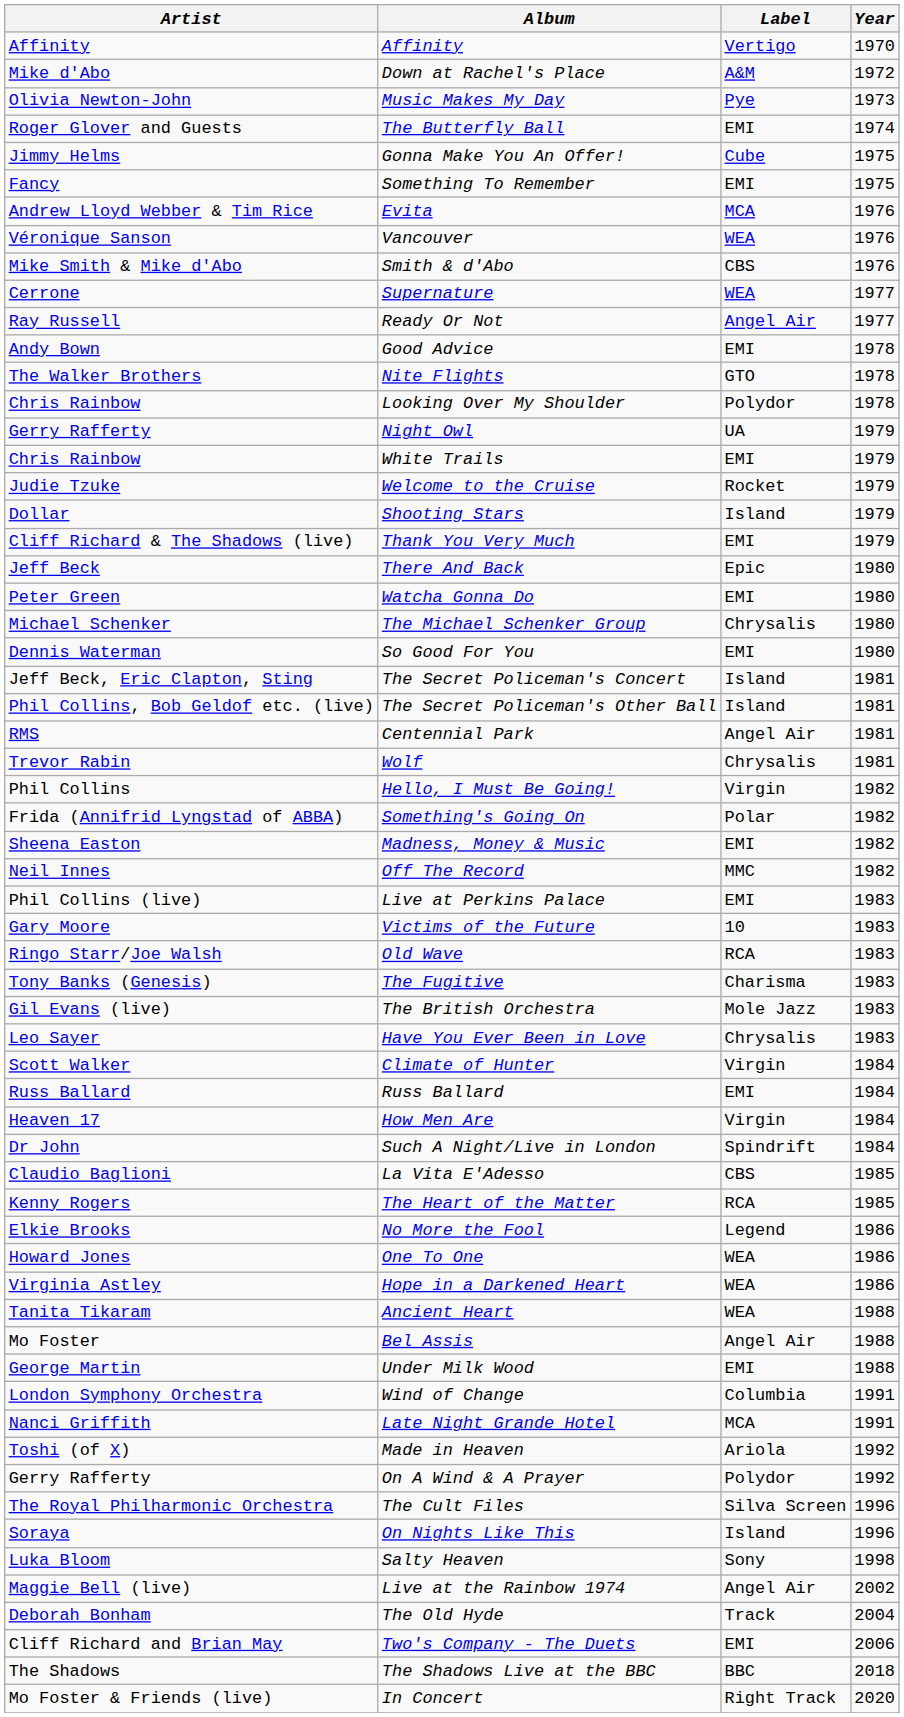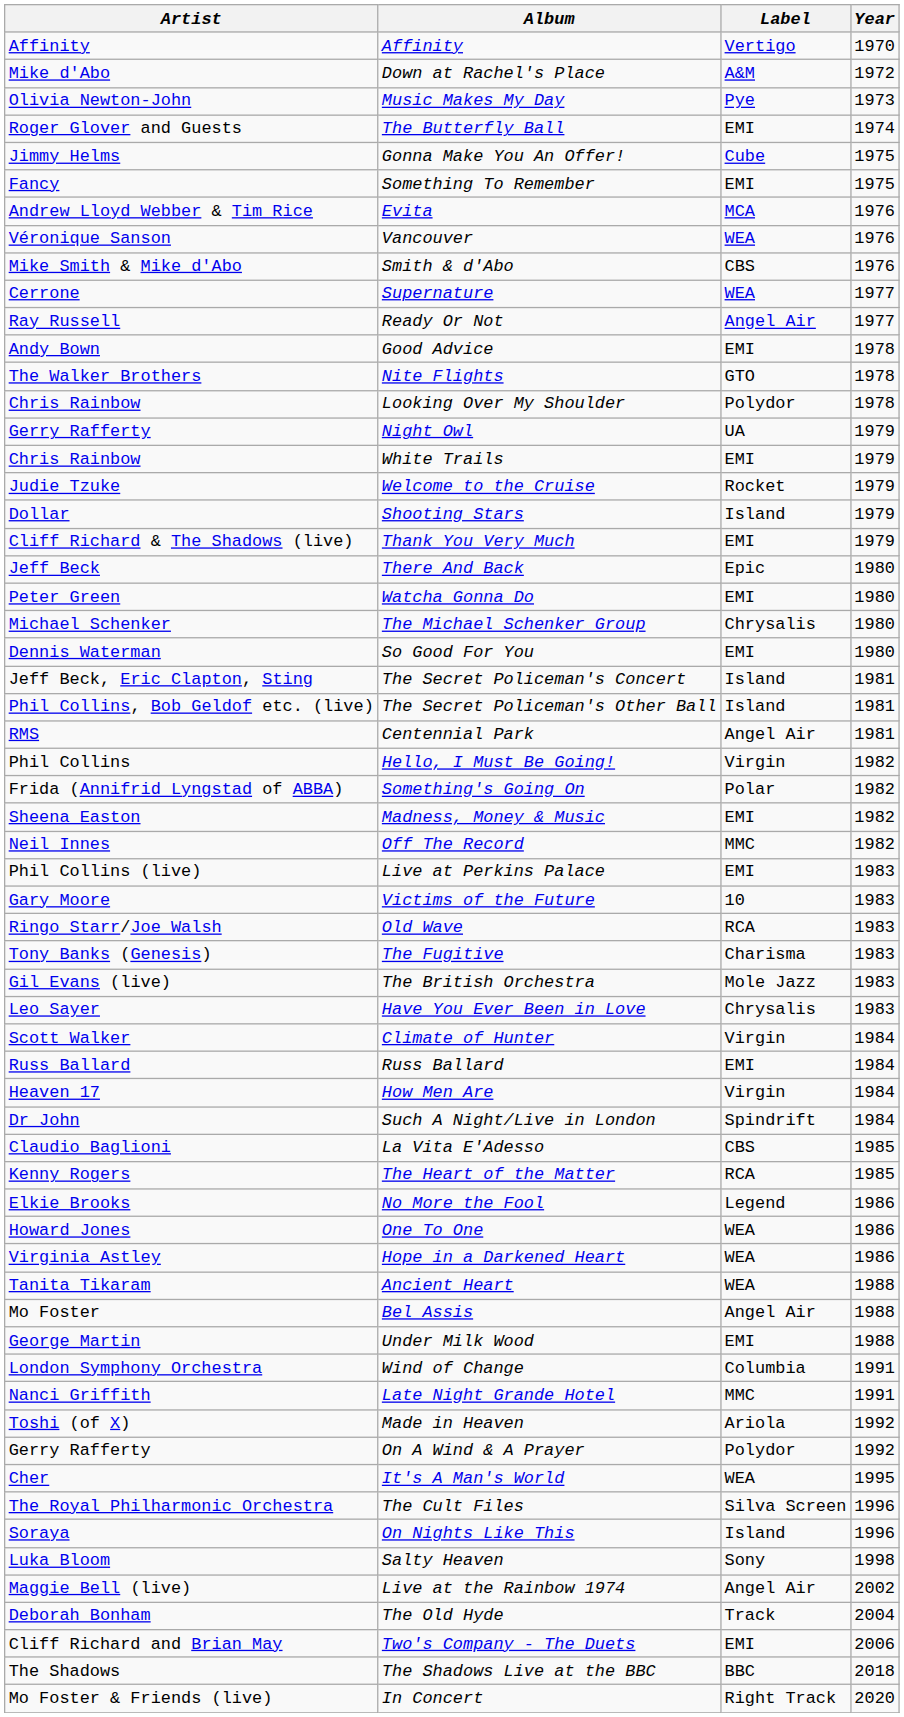- row: (402, 762)
(740, 1423) MCA -> (740, 1396) MMC
+ row: (473, 1478)
